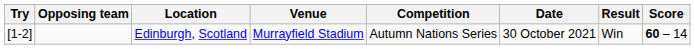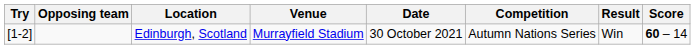columns swapped: (433, 14) <-> (549, 14)
